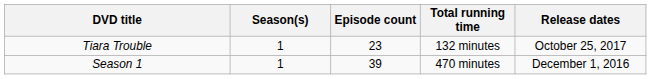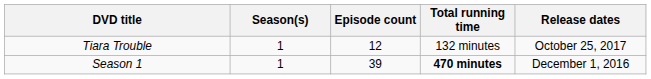(375, 45) 23 -> (375, 45) 12
(468, 64) normal -> (468, 64) bold
